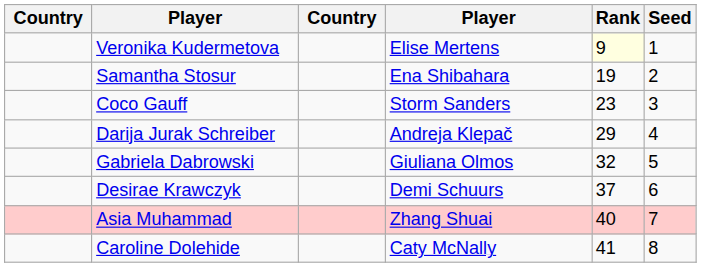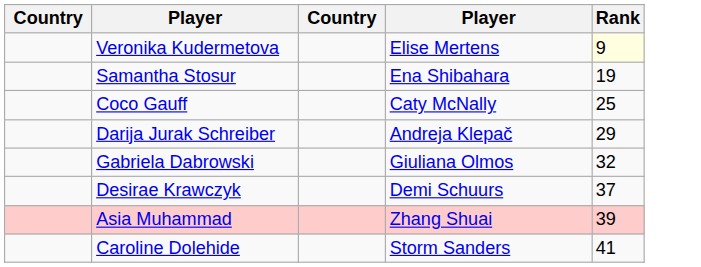- column: (670, 18)
(450, 104) Storm Sanders -> (443, 104) Caty McNally
(606, 104) 23 -> (606, 104) 25
(606, 219) 40 -> (606, 219) 39
(443, 248) Caty McNally -> (450, 248) Storm Sanders
